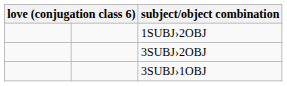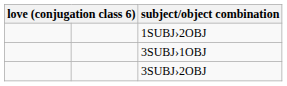rows swapped: (174, 71) <-> (174, 52)
